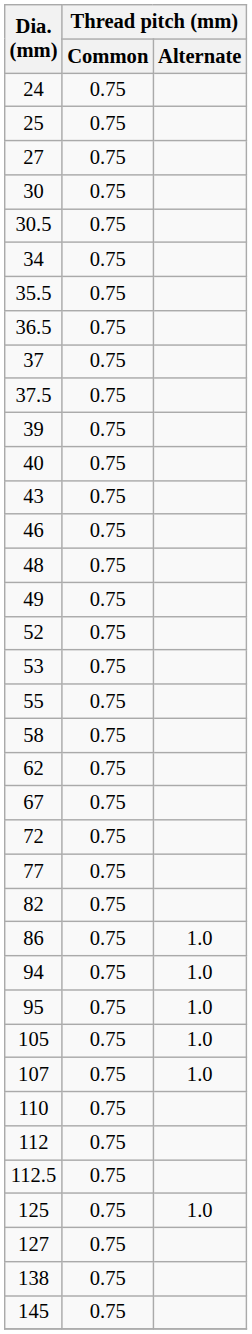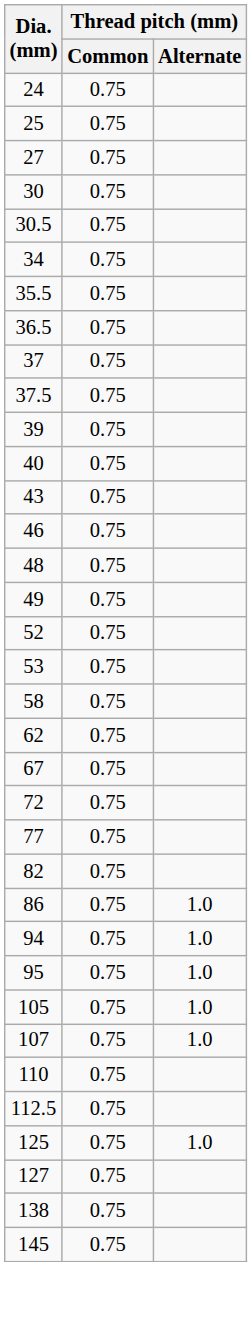- row: (34, 701)
- row: (34, 1142)
